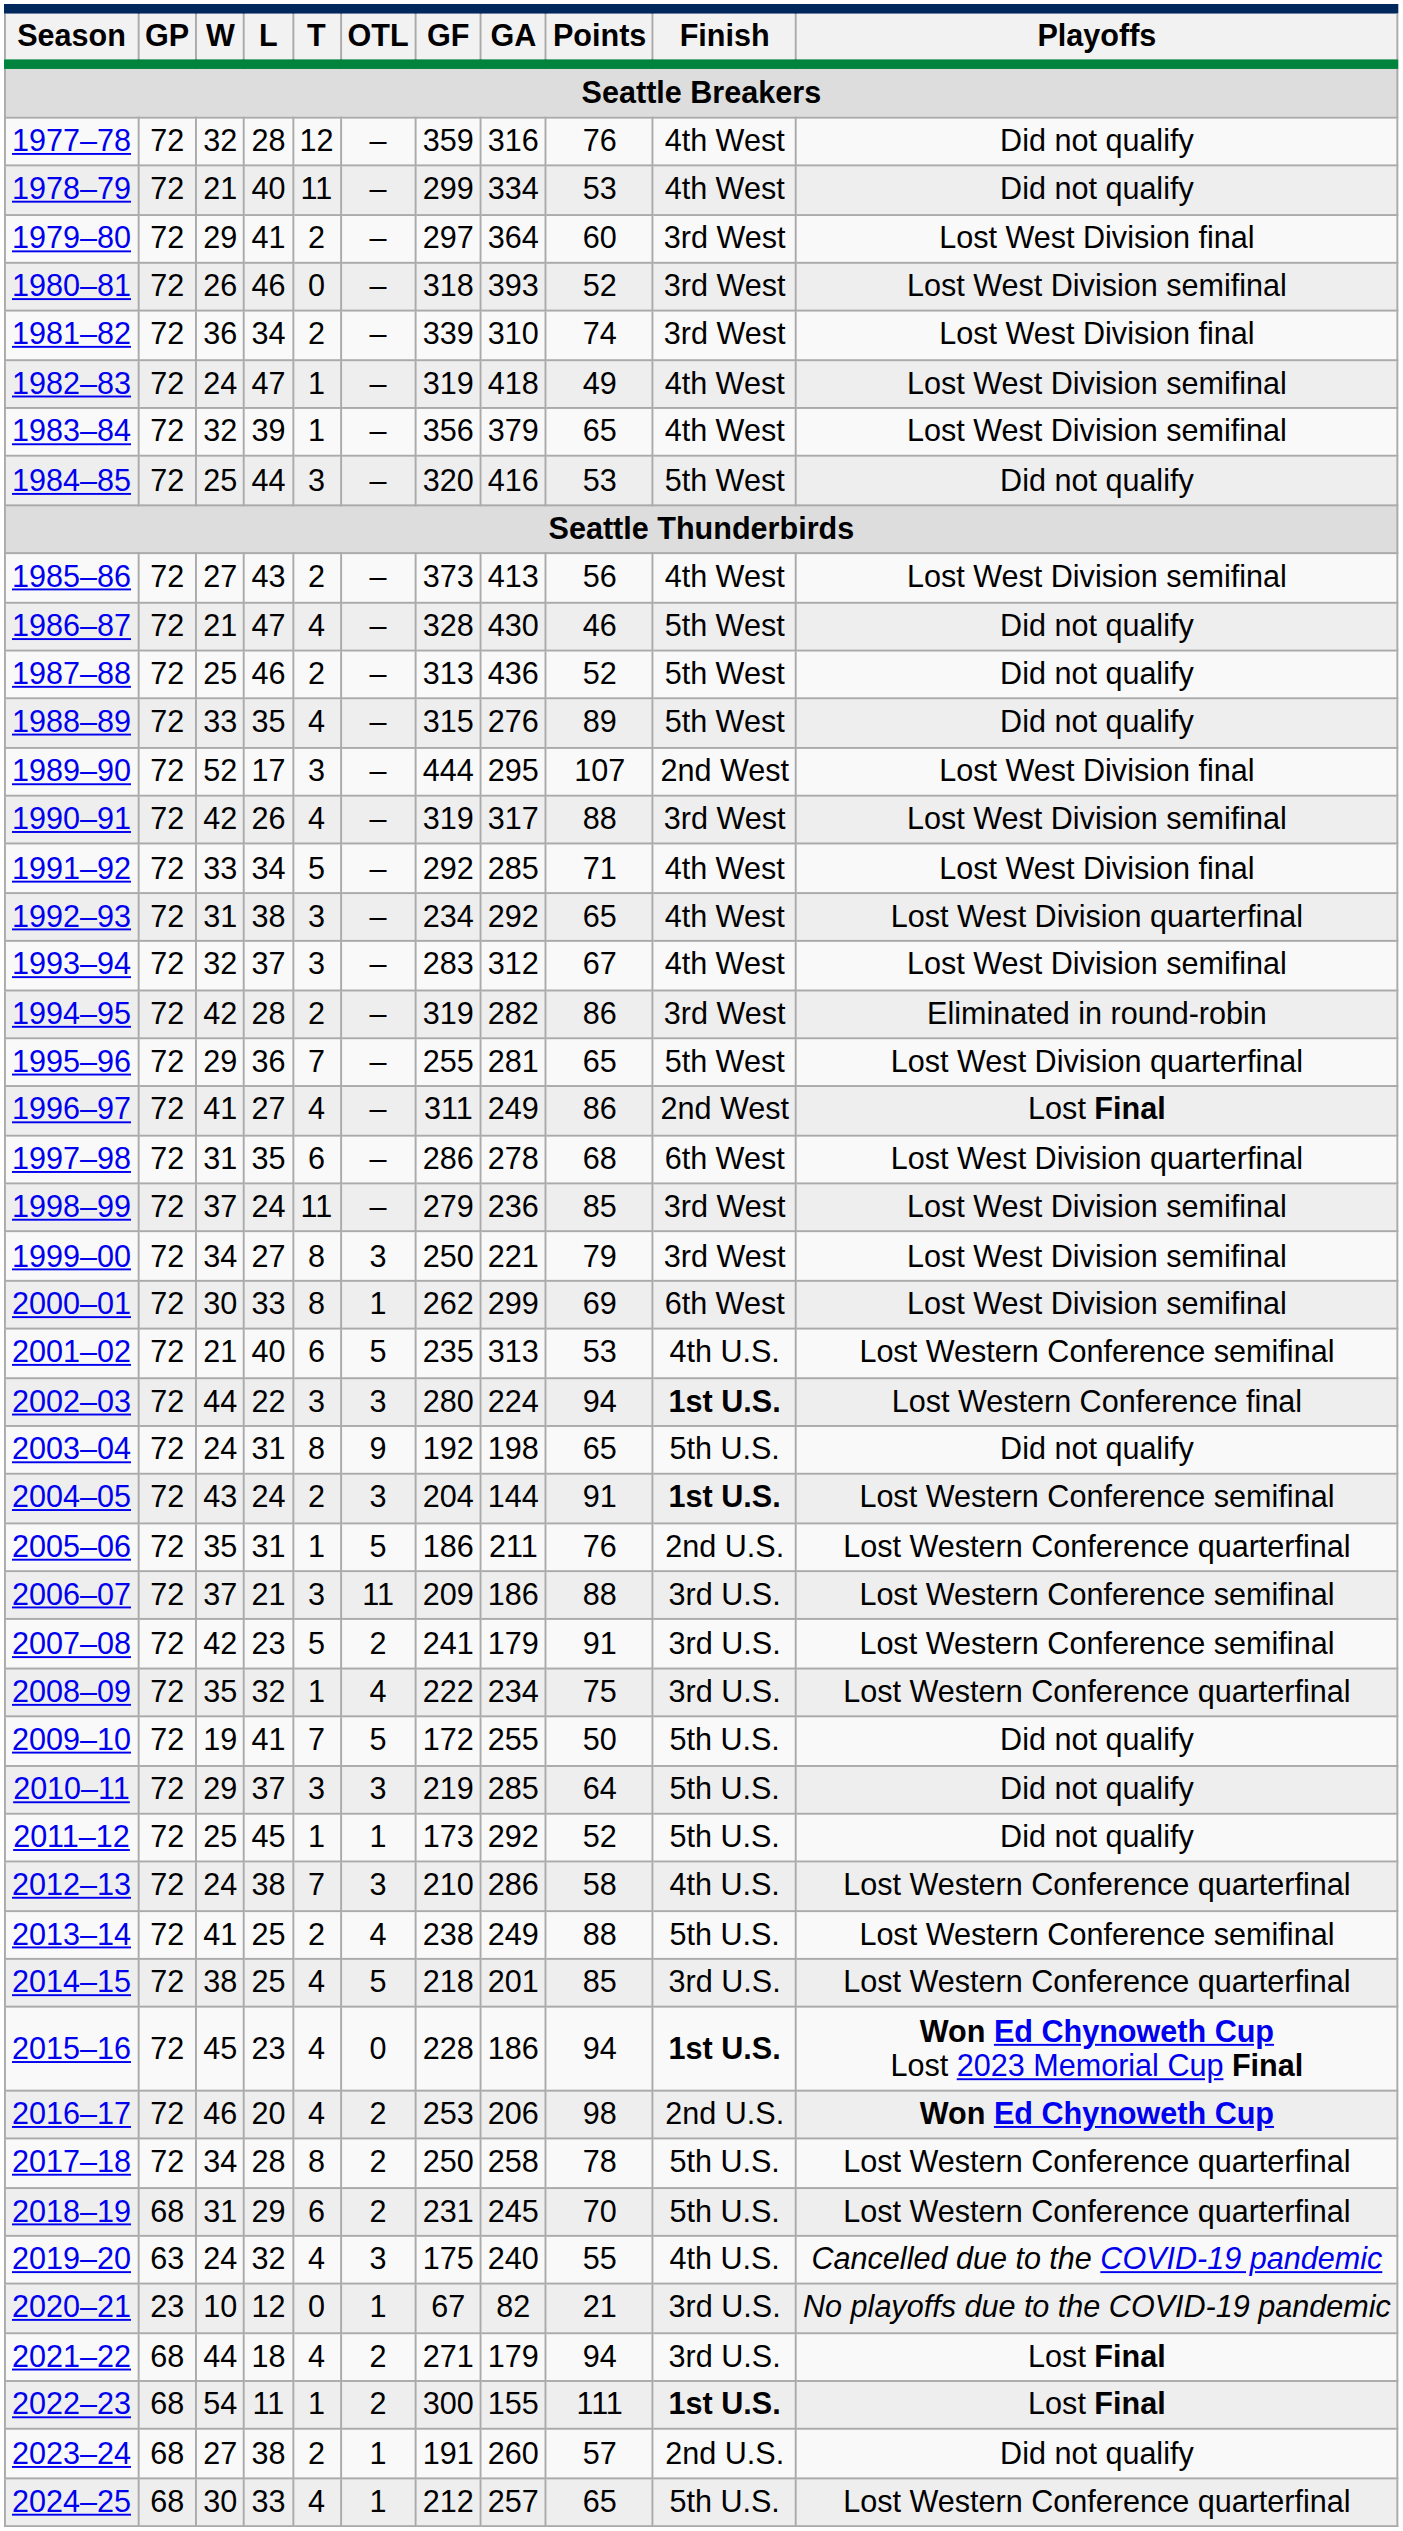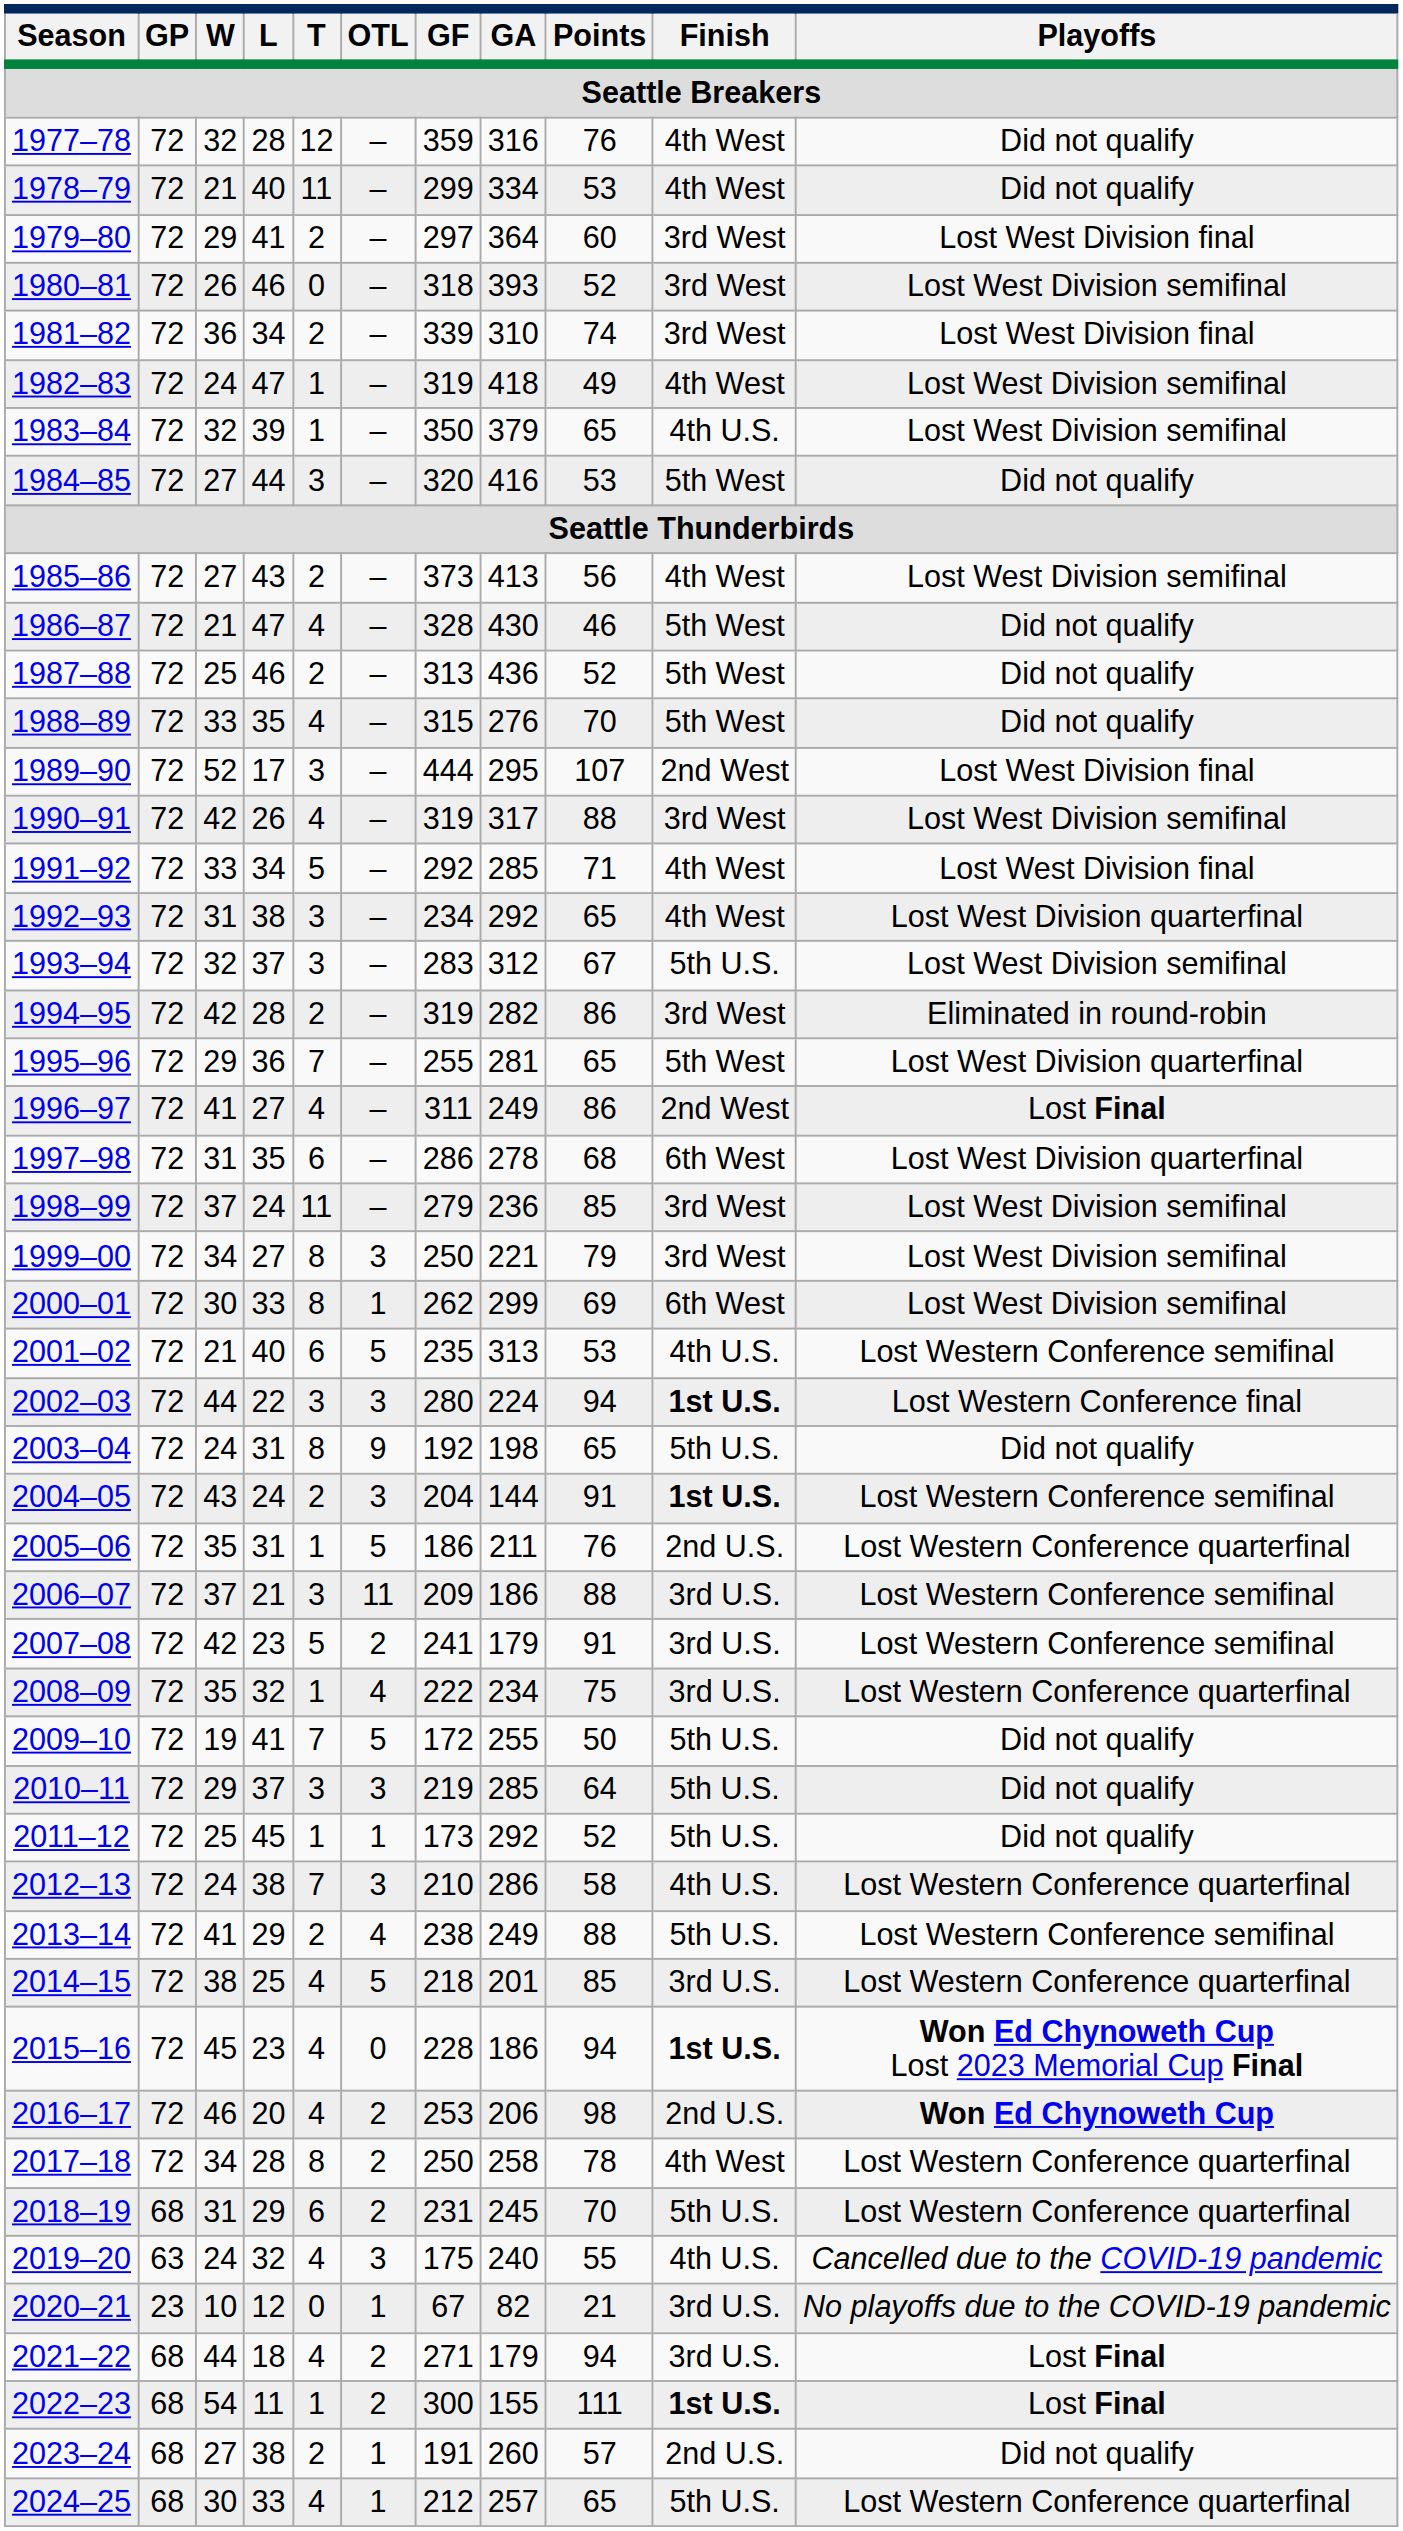(448, 431) 356 -> (448, 431) 350
(725, 431) 4th West -> (725, 431) 4th U.S.
(220, 480) 25 -> (220, 480) 27
(600, 722) 89 -> (600, 722) 70
(725, 964) 4th West -> (725, 964) 5th U.S.
(268, 1934) 25 -> (268, 1934) 29
(725, 2162) 5th U.S. -> (725, 2162) 4th West
